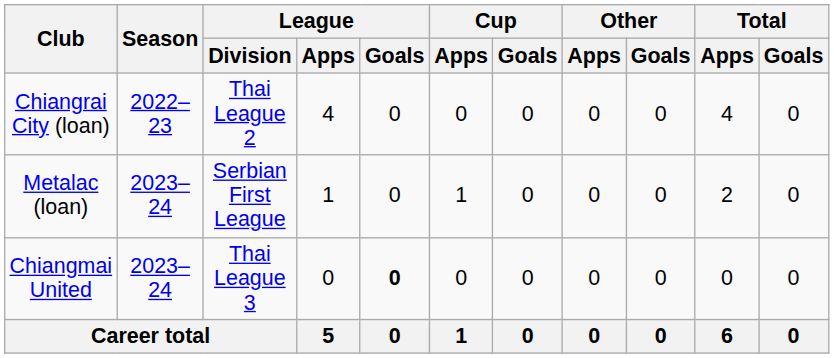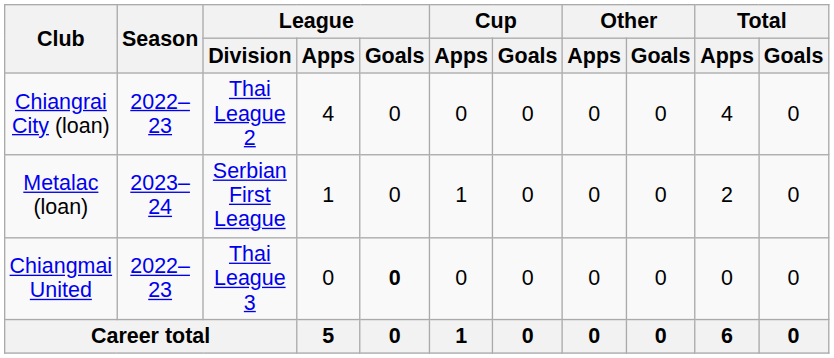(160, 278) 2023–24 -> (160, 278) 2022–23
